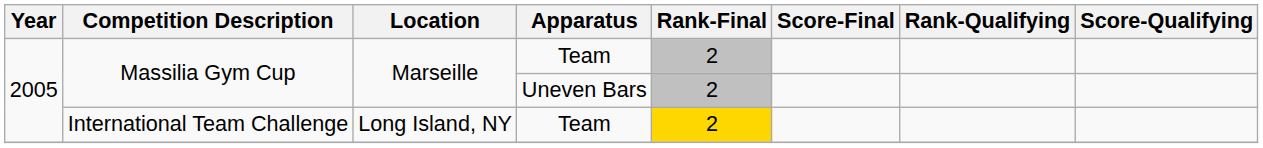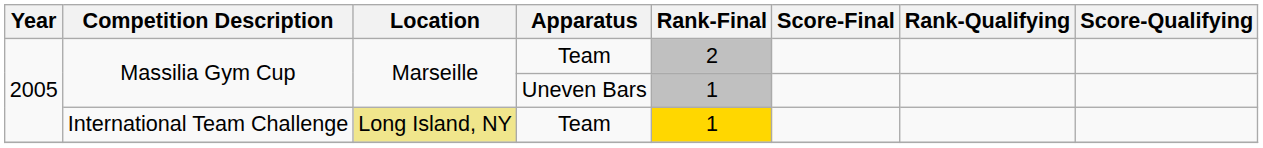(712, 90) 2 -> (712, 90) 1
(435, 124) no background -> (435, 124) khaki background
(712, 124) 2 -> (712, 124) 1
